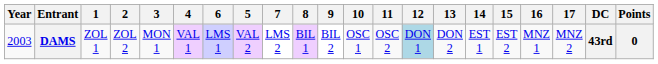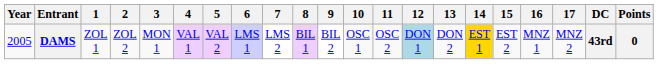columns swapped: (248, 14) <-> (218, 14)
(19, 41) 2003 -> (19, 41) 2005
(479, 41) no background -> (479, 41) gold background
